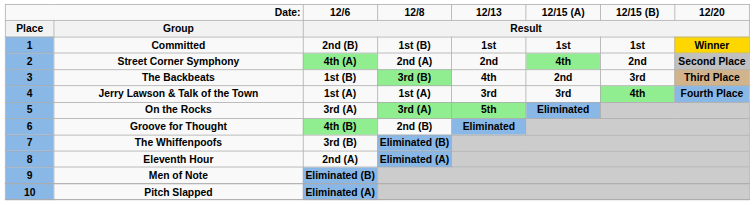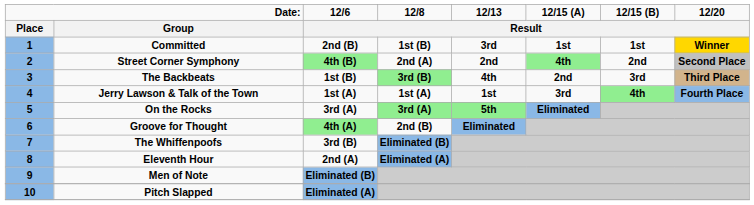(489, 45) 1st -> (489, 45) 3rd
(340, 61) 4th (A) -> (340, 61) 4th (B)
(489, 94) 3rd -> (489, 94) 1st
(340, 126) 4th (B) -> (340, 126) 4th (A)
